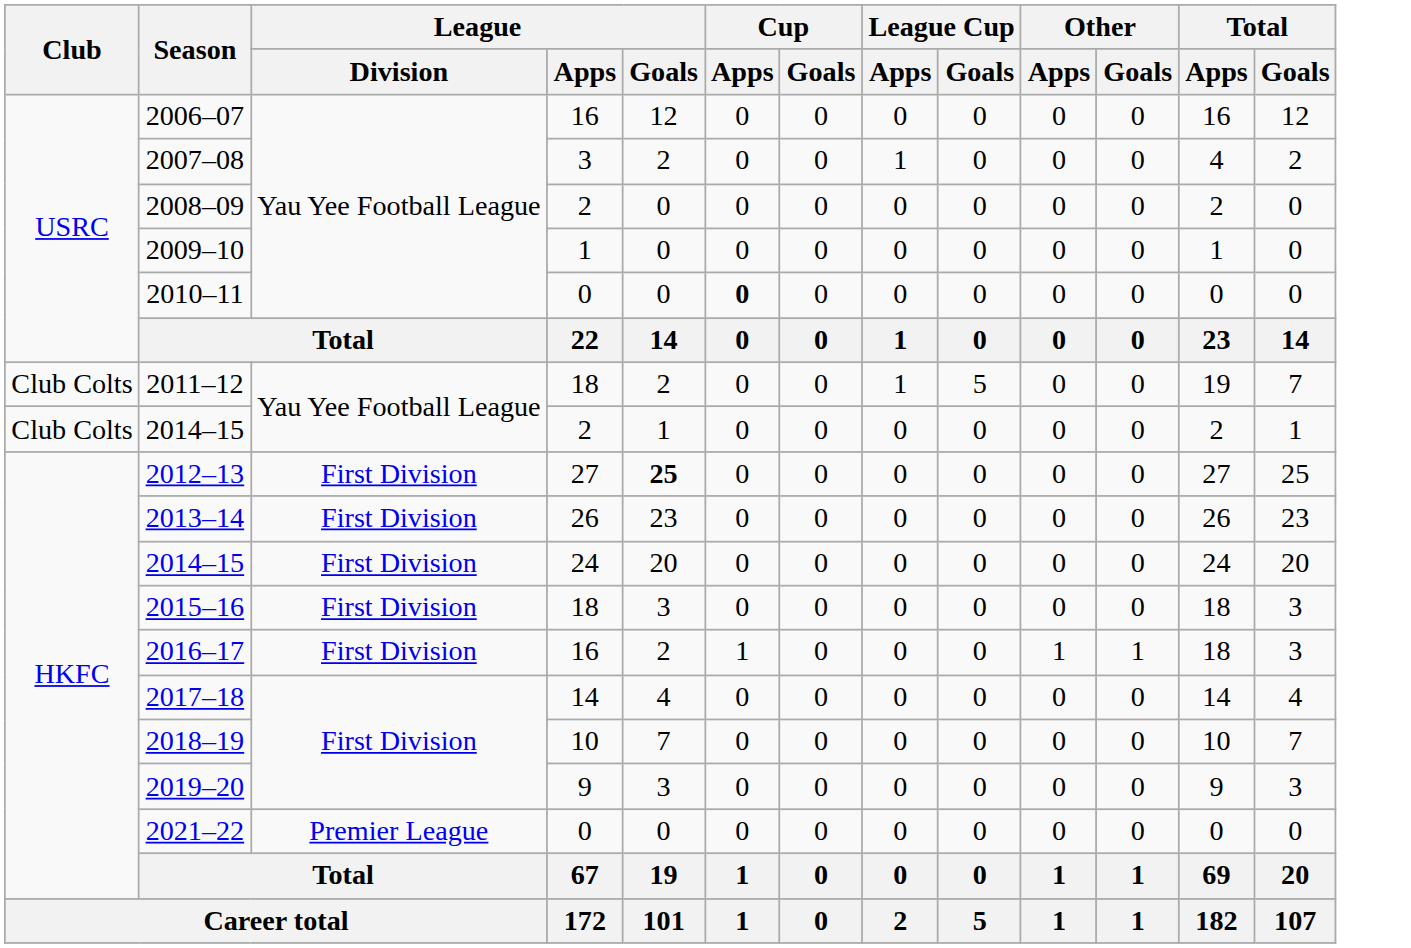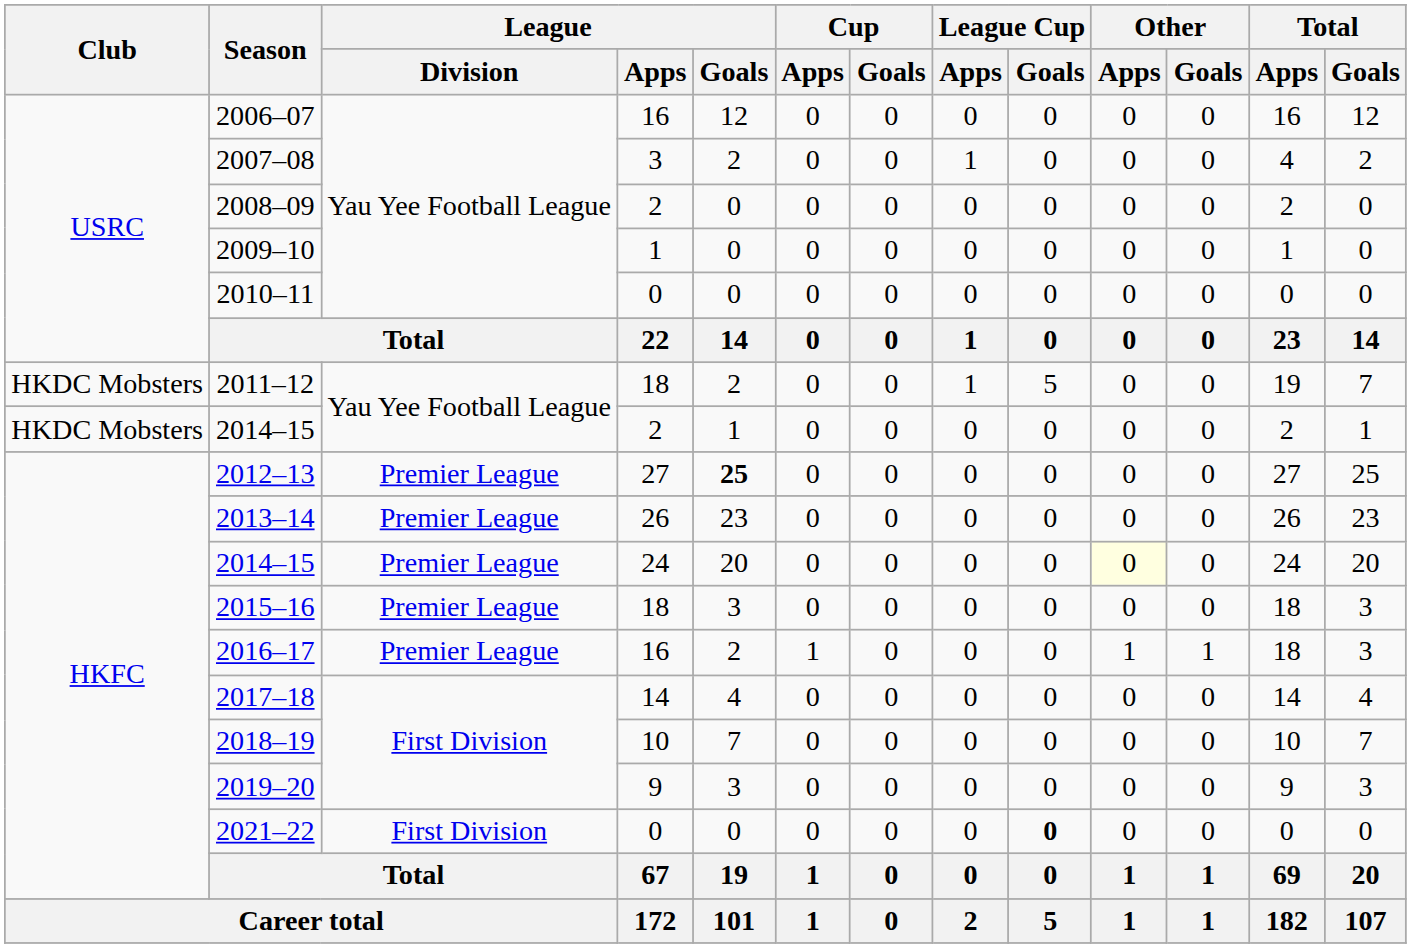(742, 294) bold -> (813, 294) normal
(72, 384) Club Colts -> (107, 384) HKDC Mobsters
(72, 428) Club Colts -> (107, 428) HKDC Mobsters
(399, 473) First Division -> (469, 473) Premier League
(399, 518) First Division -> (469, 518) Premier League
(399, 562) First Division -> (469, 562) Premier League
(1059, 562) no background -> (1129, 562) lightyellow background
(399, 607) First Division -> (469, 607) Premier League
(399, 652) First Division -> (469, 652) Premier League
(399, 830) Premier League -> (469, 830) First Division
(980, 830) normal -> (1050, 830) bold
